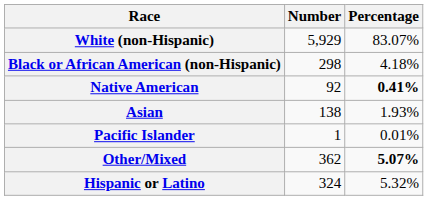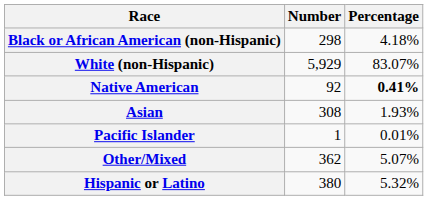rows swapped: (144, 40) <-> (144, 64)
(330, 111) 138 -> (330, 111) 308
(398, 159) bold -> (400, 159) normal
(330, 183) 324 -> (330, 183) 380
